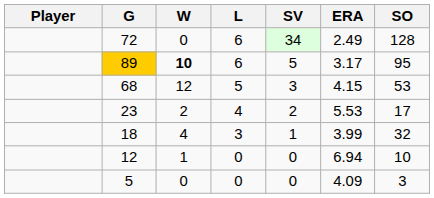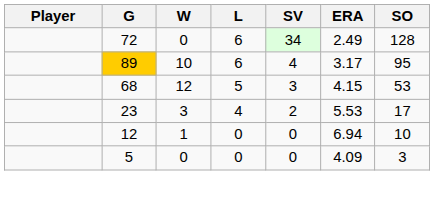(184, 63) bold -> (184, 63) normal
(293, 63) 5 -> (293, 63) 4
(184, 110) 2 -> (184, 110) 3
- row: (129, 134)
